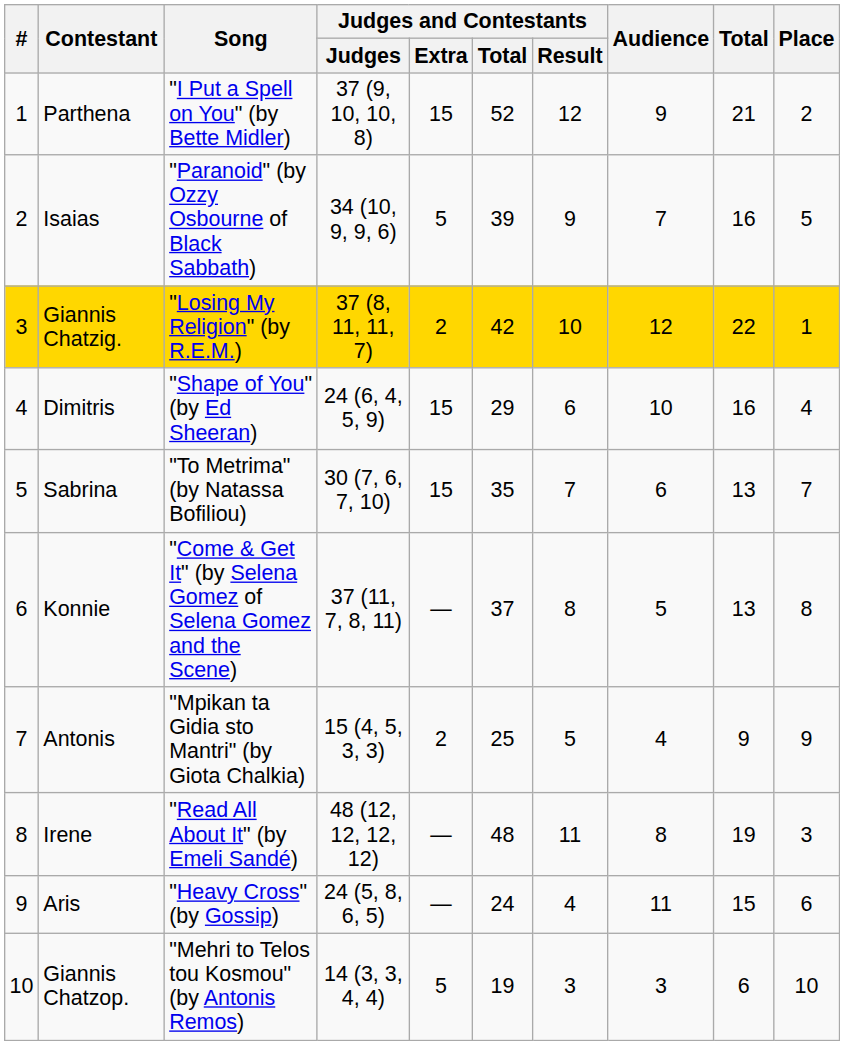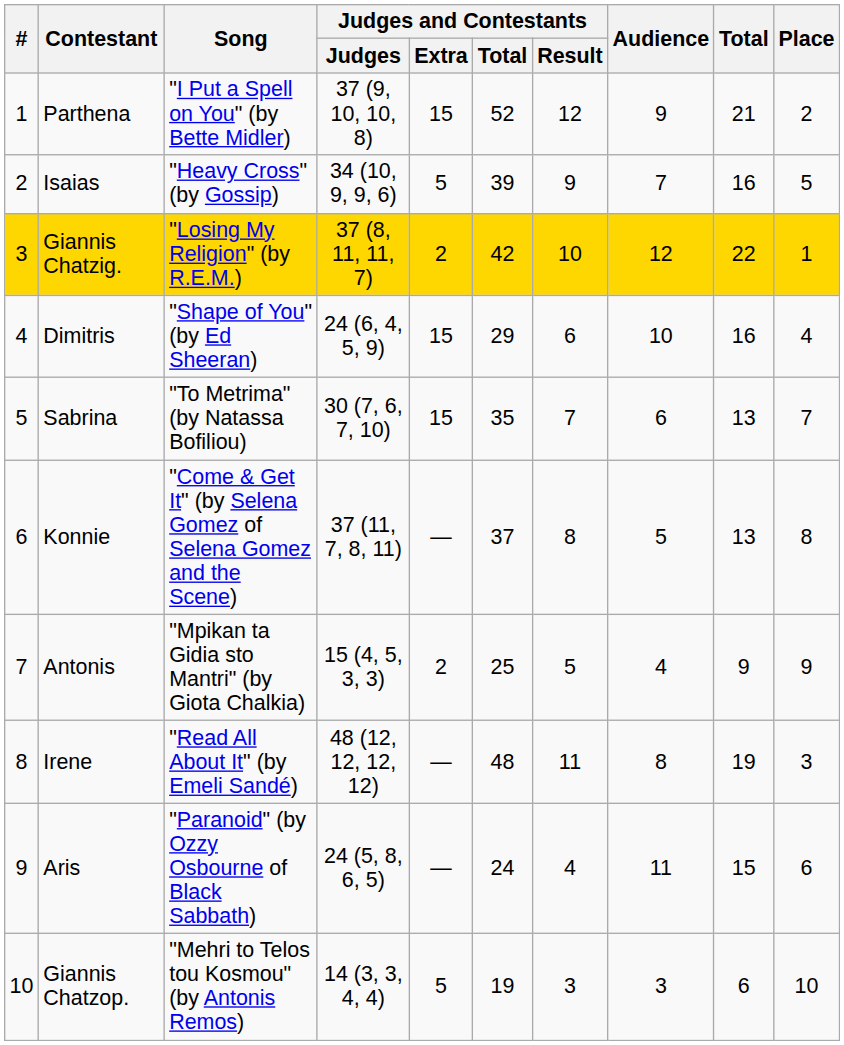(238, 219) "Paranoid" (by Ozzy Osbourne of Black Sabbath) -> (238, 183) "Heavy Cross" (by Gossip)
(238, 904) "Heavy Cross" (by Gossip) -> (238, 868) "Paranoid" (by Ozzy Osbourne of Black Sabbath)
